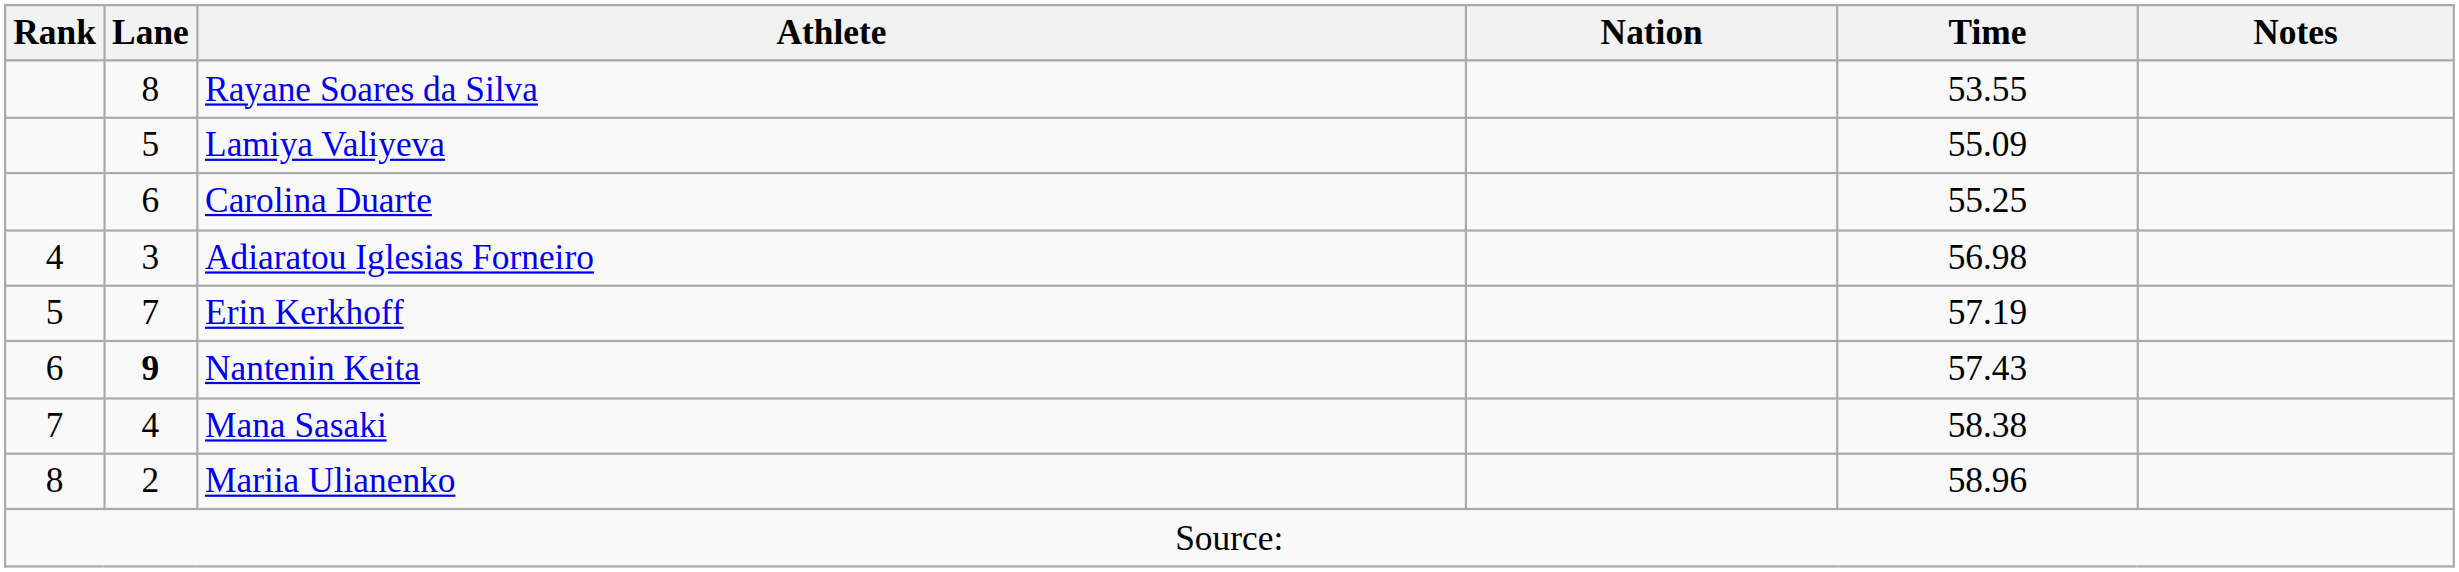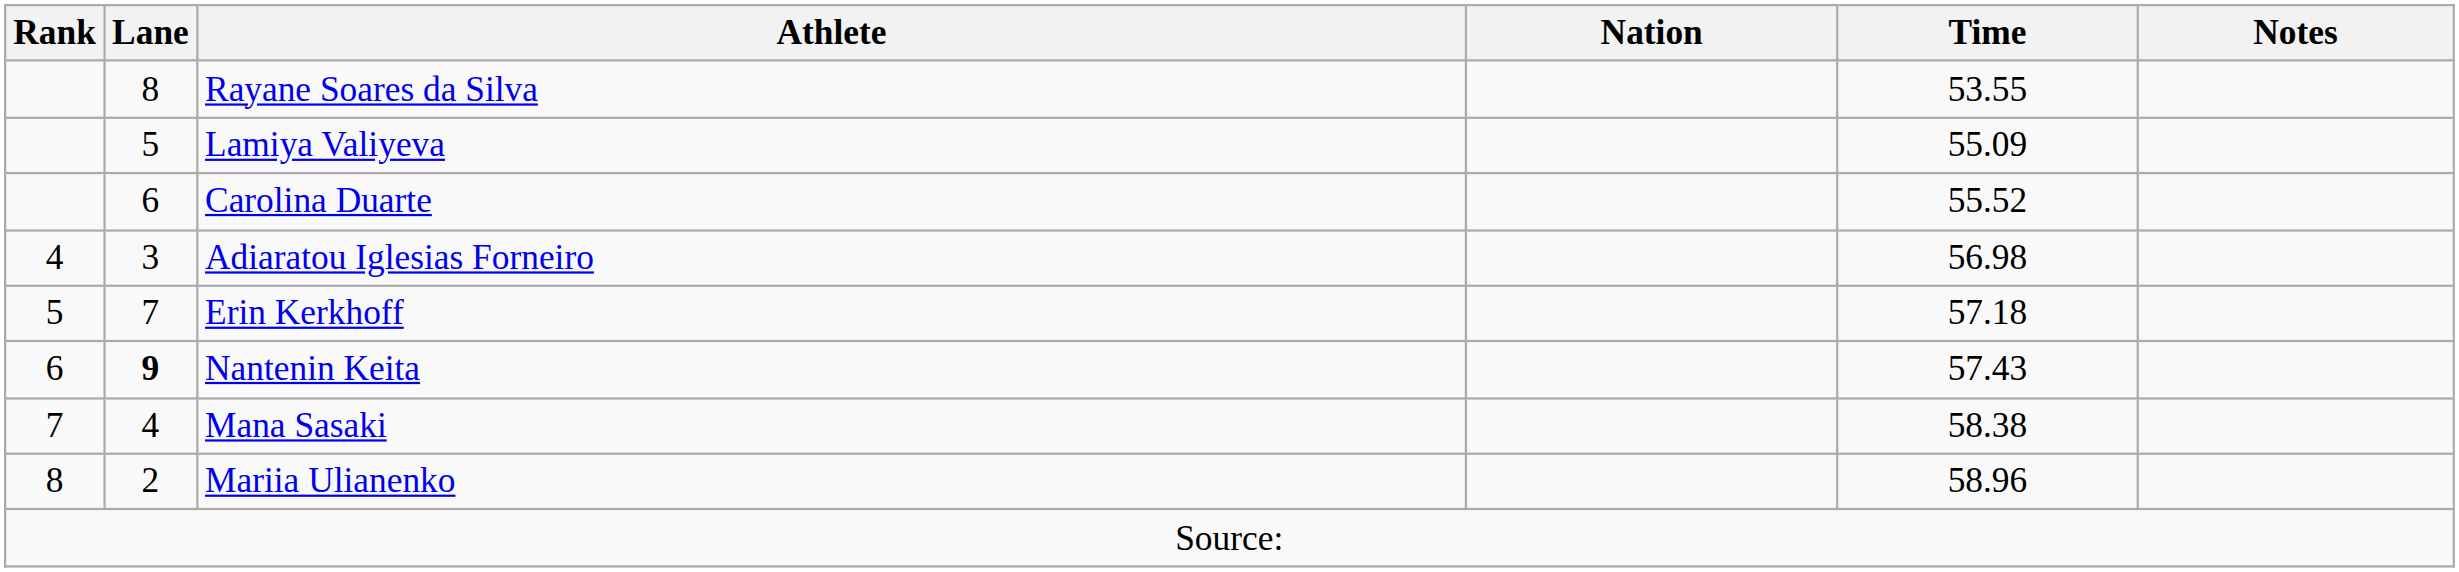(1987, 200) 55.25 -> (1987, 200) 55.52
(1987, 312) 57.19 -> (1987, 312) 57.18
